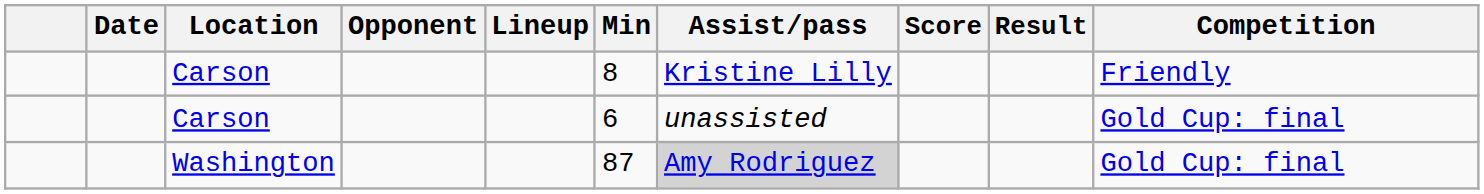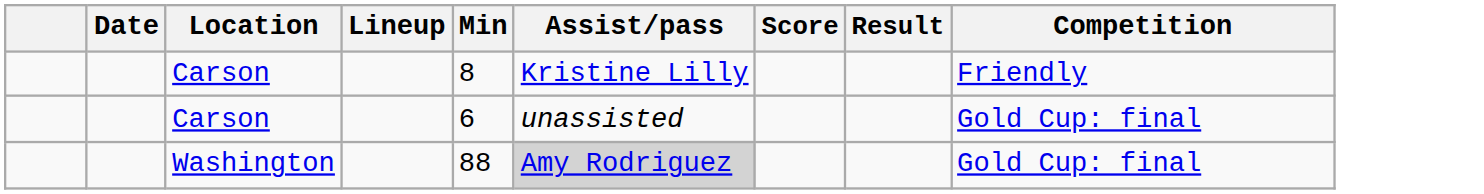- column: (413, 28)
(618, 164) 87 -> (475, 164) 88
